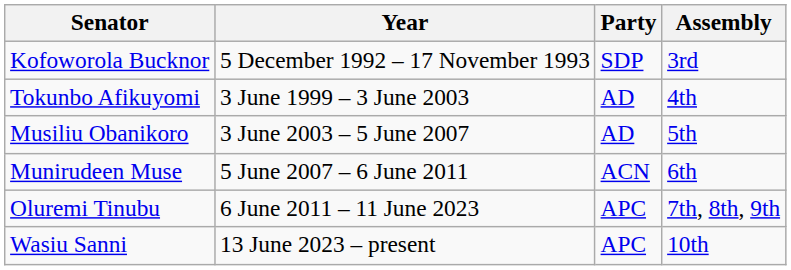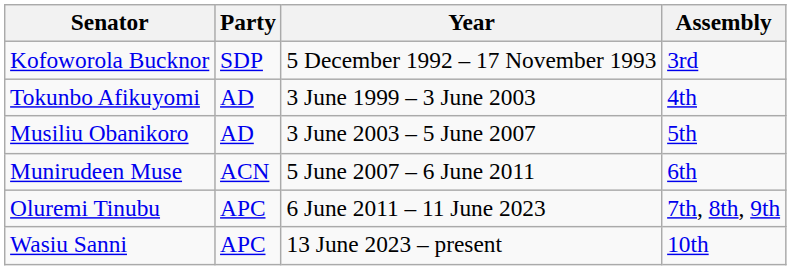columns swapped: (628, 23) <-> (405, 23)
